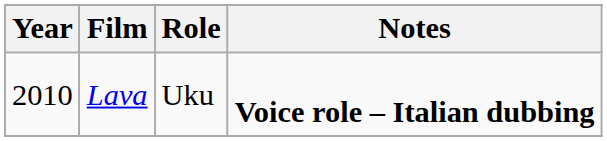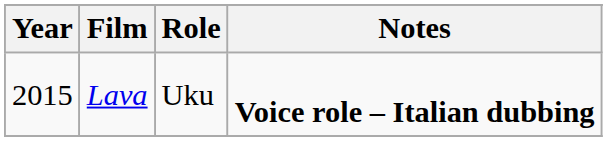(42, 93) 2010 -> (42, 93) 2015
